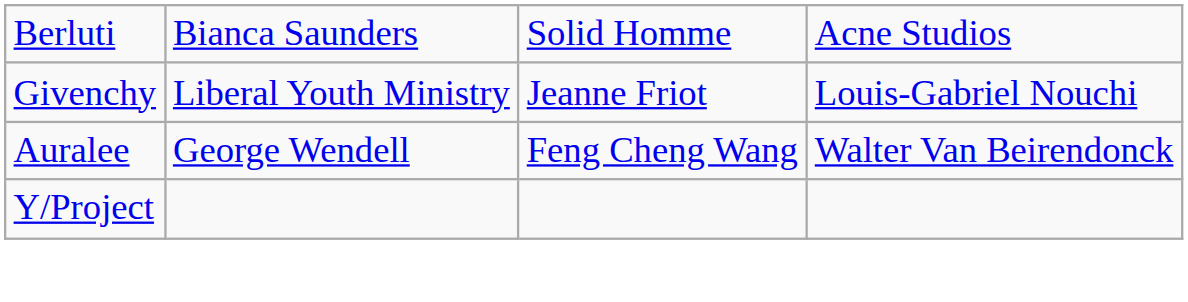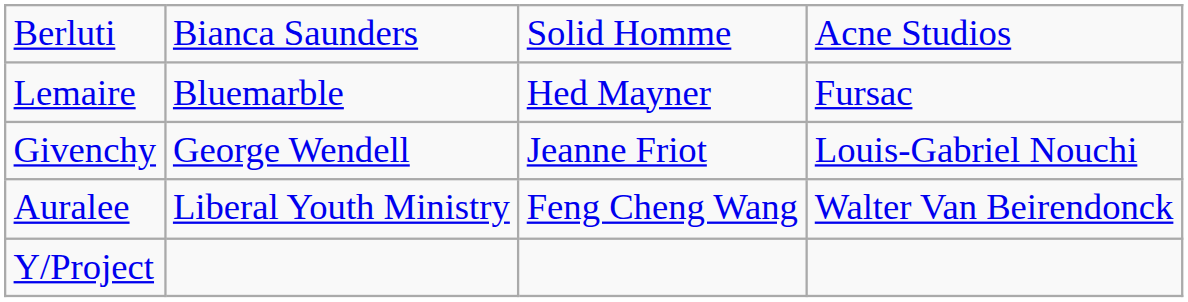+ row: (75, 91)
(341, 91) Liberal Youth Ministry -> (291, 149) George Wendell
(291, 149) George Wendell -> (341, 207) Liberal Youth Ministry
